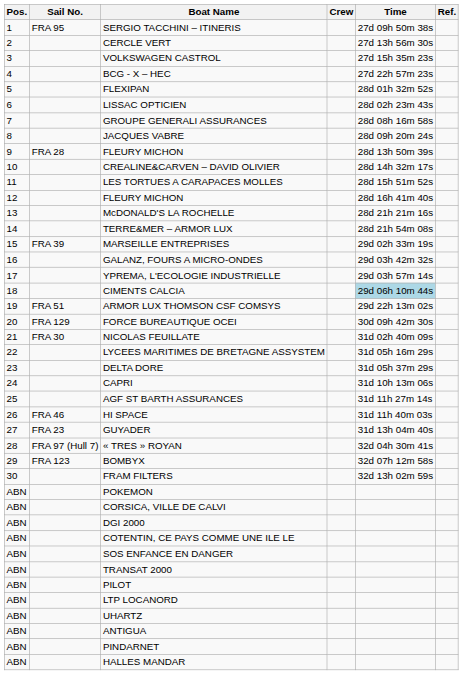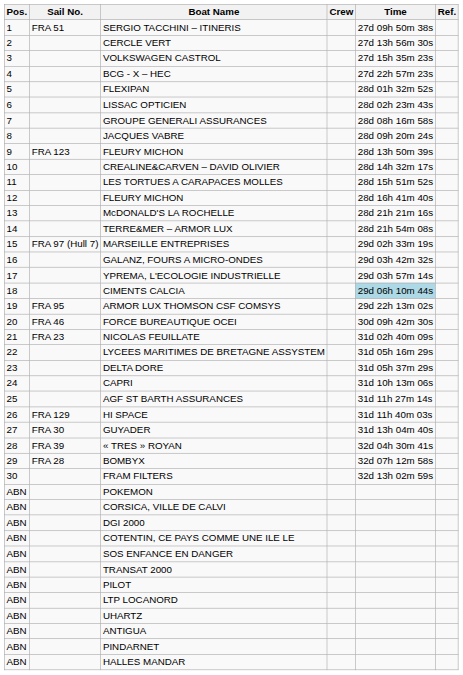(48, 27) FRA 95 -> (48, 27) FRA 51
(48, 151) FRA 28 -> (51, 151) FRA 123
(48, 244) FRA 39 -> (65, 244) FRA 97 (Hull 7)
(48, 306) FRA 51 -> (48, 306) FRA 95
(51, 321) FRA 129 -> (48, 321) FRA 46
(48, 337) FRA 30 -> (48, 337) FRA 23
(48, 414) FRA 46 -> (51, 414) FRA 129
(48, 430) FRA 23 -> (48, 430) FRA 30
(65, 445) FRA 97 (Hull 7) -> (48, 445) FRA 39
(51, 461) FRA 123 -> (48, 461) FRA 28
